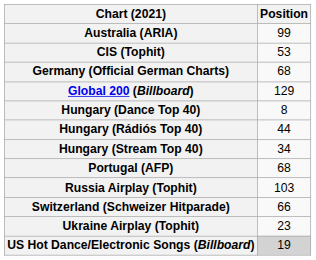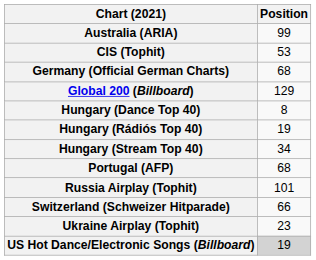(284, 129) 44 -> (284, 129) 19
(284, 187) 103 -> (284, 187) 101
